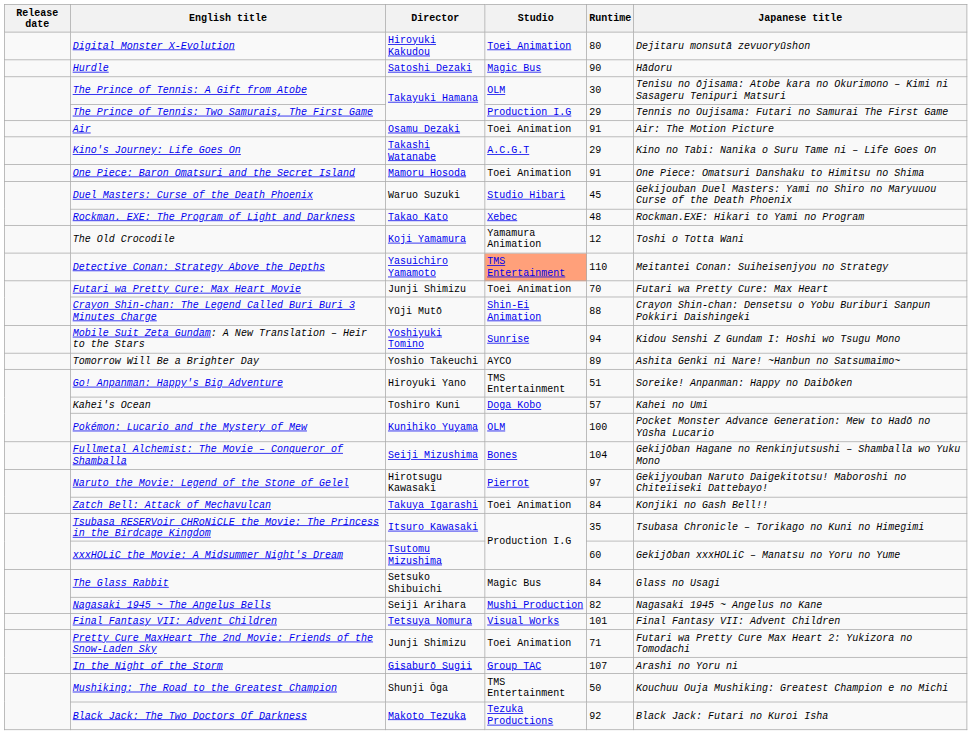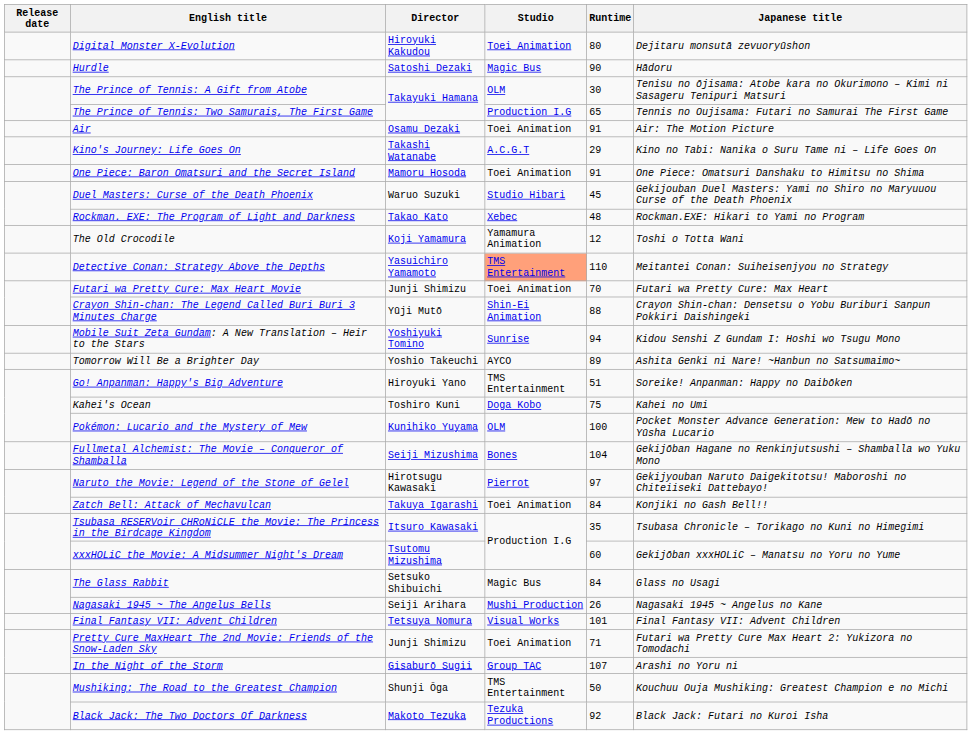(595, 112) 29 -> (595, 112) 65
(595, 405) 57 -> (595, 405) 75
(595, 605) 82 -> (595, 605) 26
